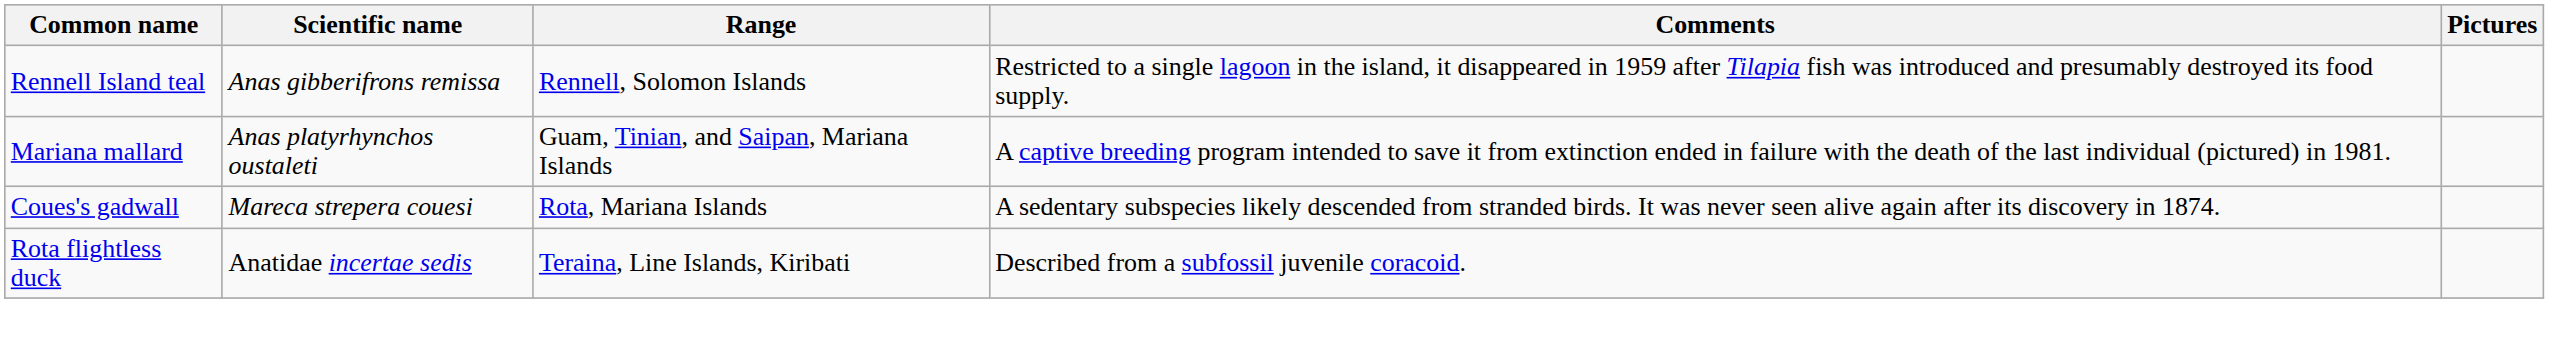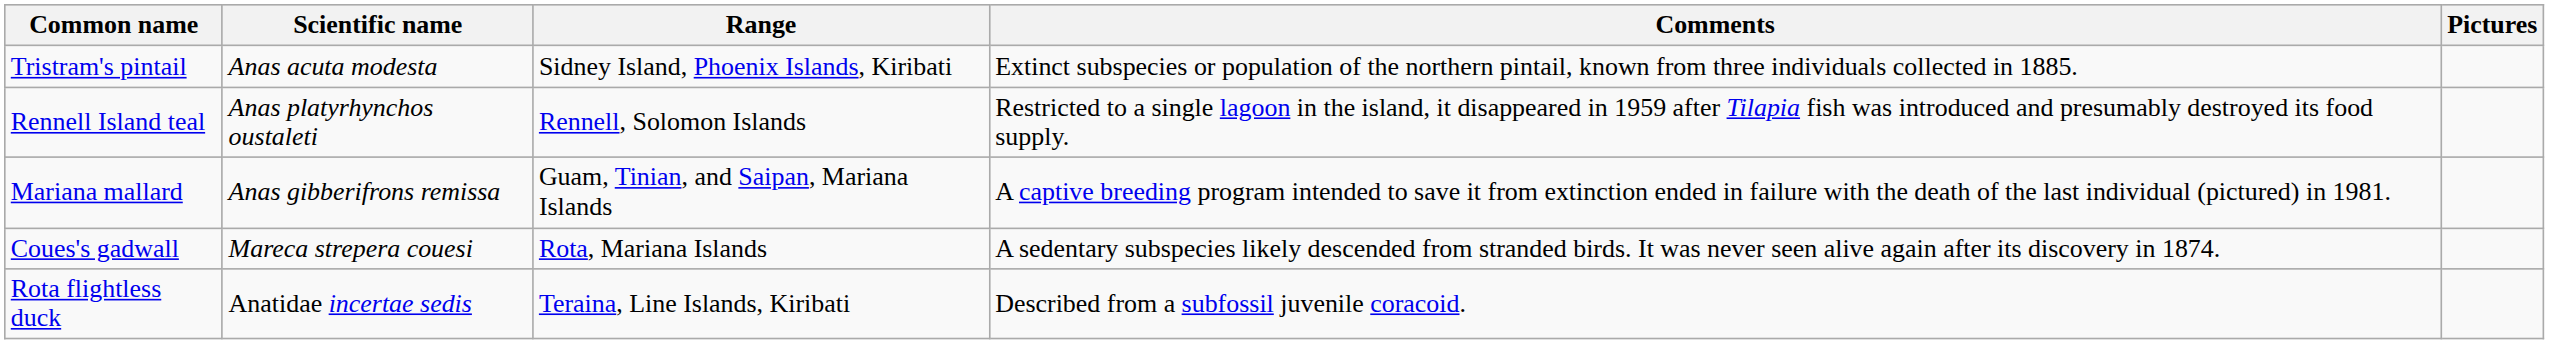+ row: (99, 66)
(364, 80) Anas gibberifrons remissa -> (331, 121) Anas platyrhynchos oustaleti
(331, 151) Anas platyrhynchos oustaleti -> (364, 192) Anas gibberifrons remissa
